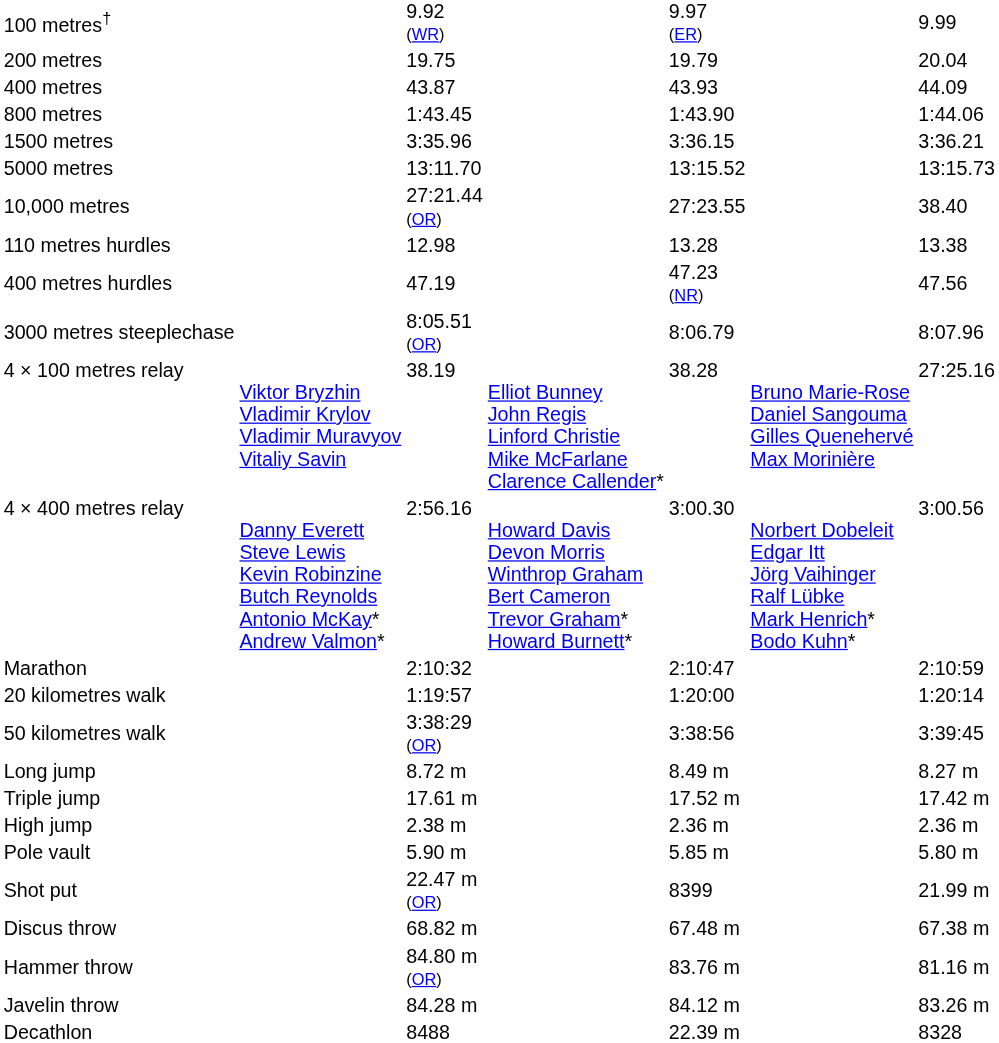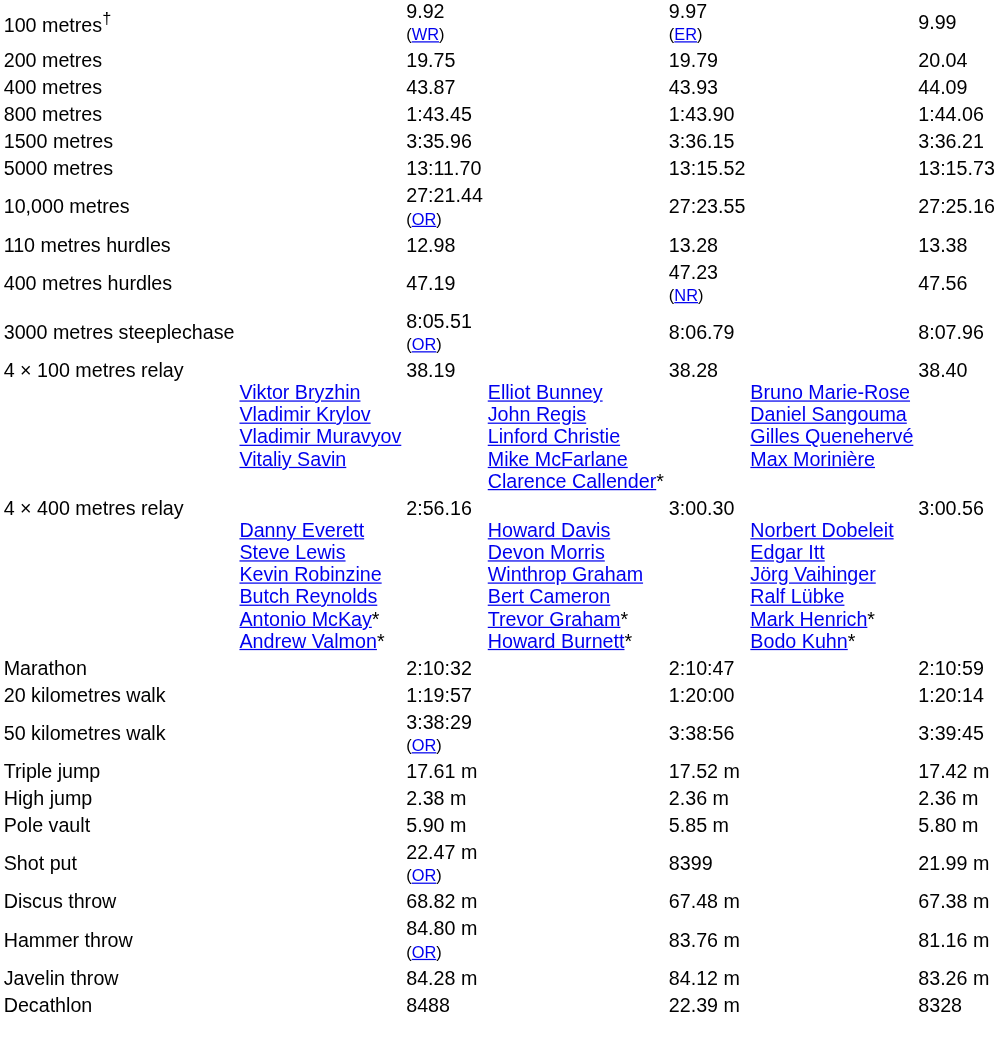(943, 207) 38.40 -> (957, 207) 27:25.16
(957, 370) 27:25.16 -> (943, 370) 38.40
- row: (50, 771)
